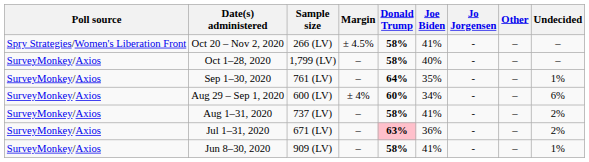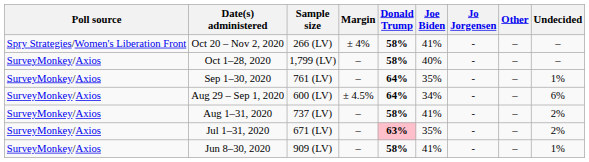(358, 43) ± 4.5% -> (358, 43) ± 4%
(358, 96) ± 4% -> (358, 96) ± 4.5%
(397, 96) 60% -> (397, 96) 64%
(432, 131) 36% -> (432, 131) 35%
